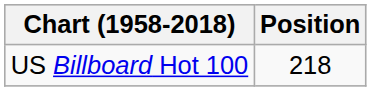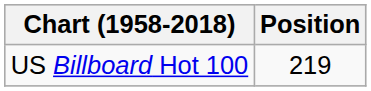(310, 65) 218 -> (310, 65) 219
